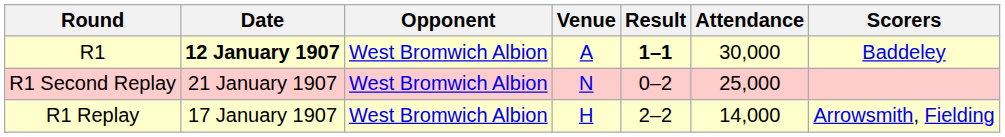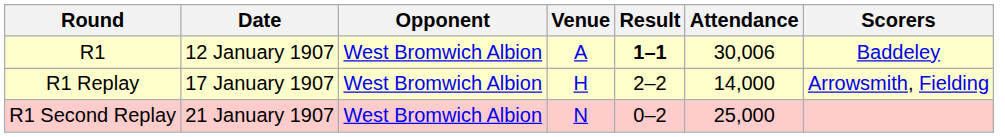(263, 52) bold -> (260, 52) normal
(750, 52) 30,000 -> (744, 52) 30,006
rows swapped: (93, 115) <-> (93, 83)
